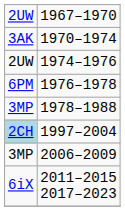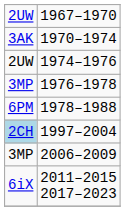(21, 85) 6PM -> (21, 85) 3MP
(21, 108) 3MP -> (21, 108) 6PM
